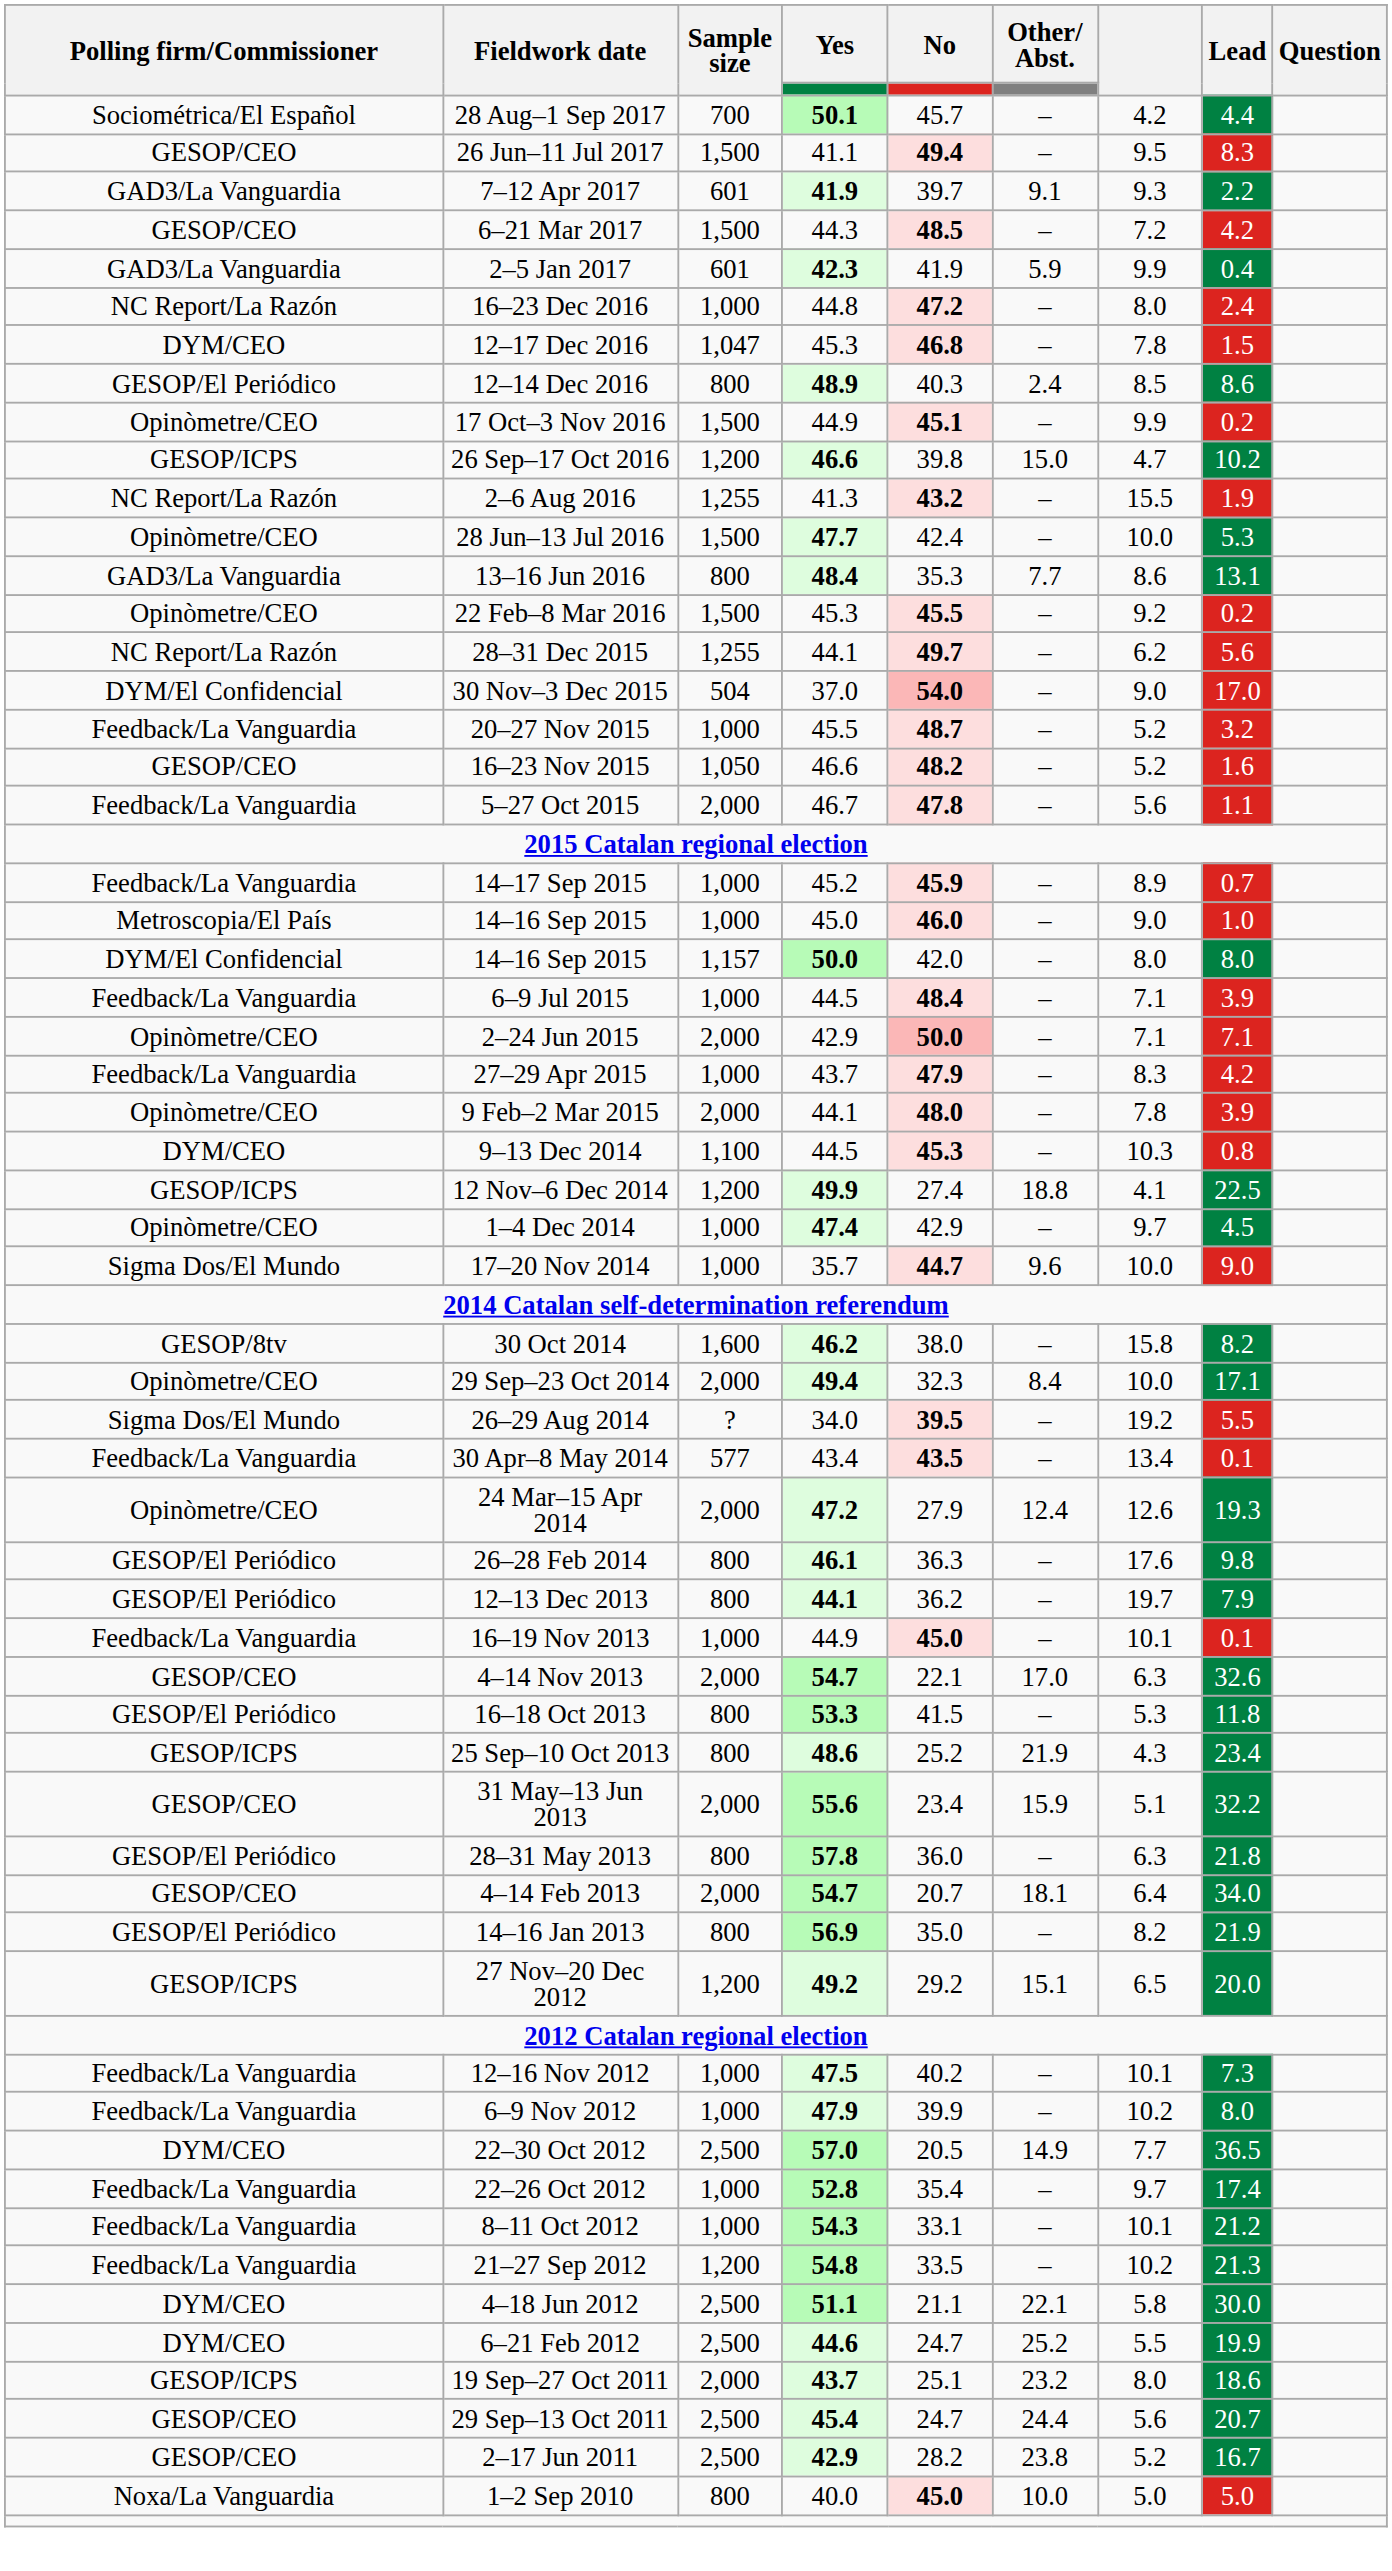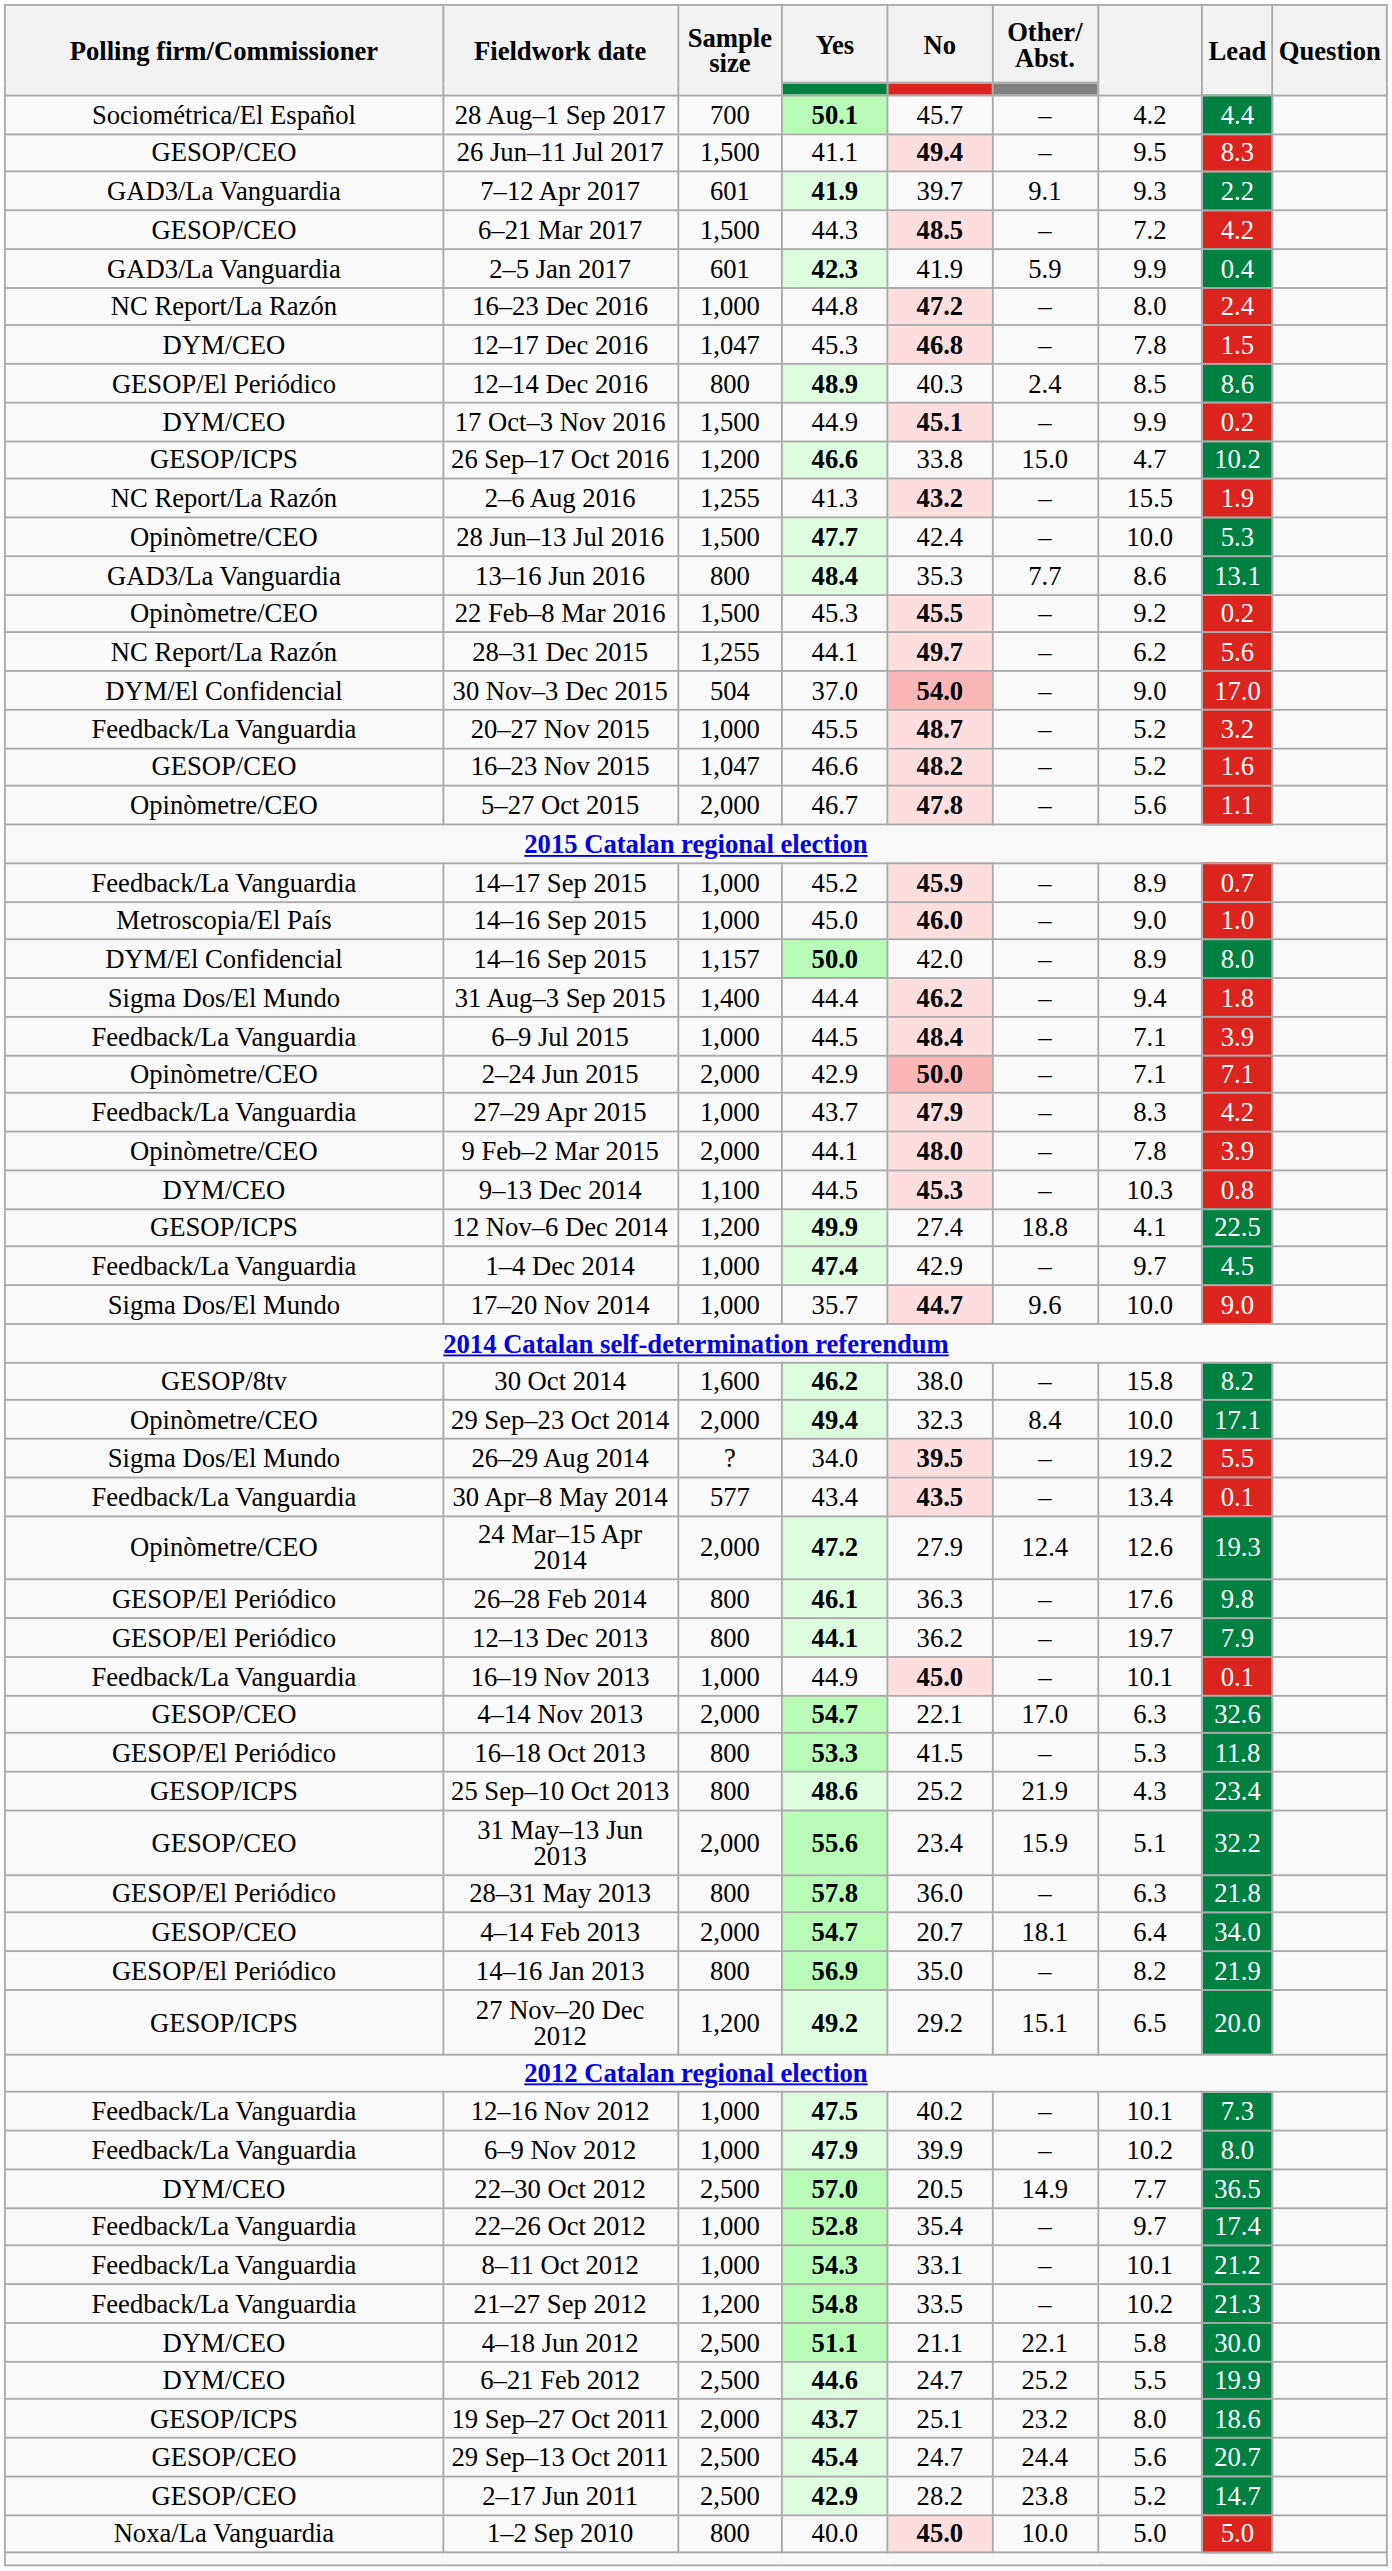(224, 422) Opinòmetre/CEO -> (224, 422) DYM/CEO
(940, 460) 39.8 -> (940, 460) 33.8
(730, 767) 1,050 -> (730, 767) 1,047
(224, 806) Feedback/La Vanguardia -> (224, 806) Opinòmetre/CEO
(1150, 959) 8.0 -> (1150, 959) 8.9
+ row: (560, 998)
(224, 1228) Opinòmetre/CEO -> (224, 1266) Feedback/La Vanguardia
(1237, 2457) 16.7 -> (1237, 2496) 14.7
